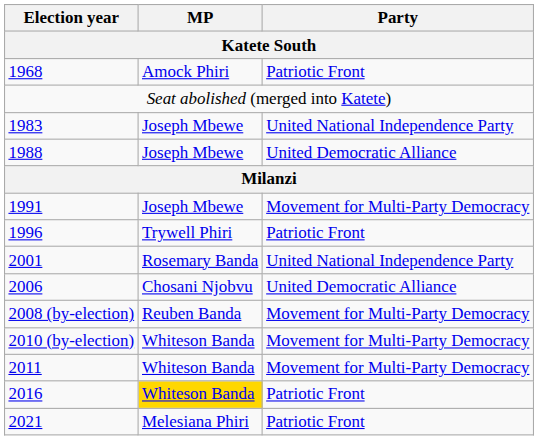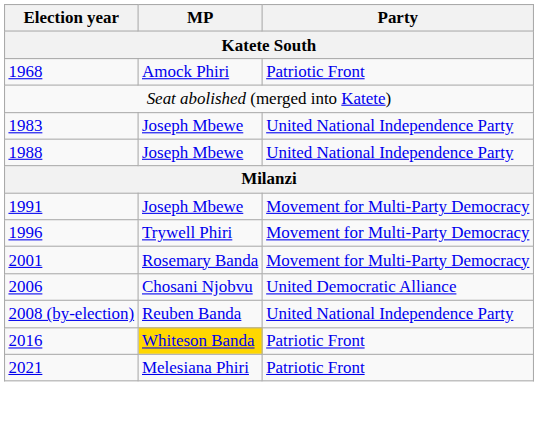(361, 152) United Democratic Alliance -> (390, 152) United National Independence Party
(315, 233) Patriotic Front -> (398, 233) Movement for Multi-Party Democracy
(390, 260) United National Independence Party -> (398, 260) Movement for Multi-Party Democracy
(398, 313) Movement for Multi-Party Democracy -> (390, 313) United National Independence Party
- row: (71, 340)
- row: (25, 367)
